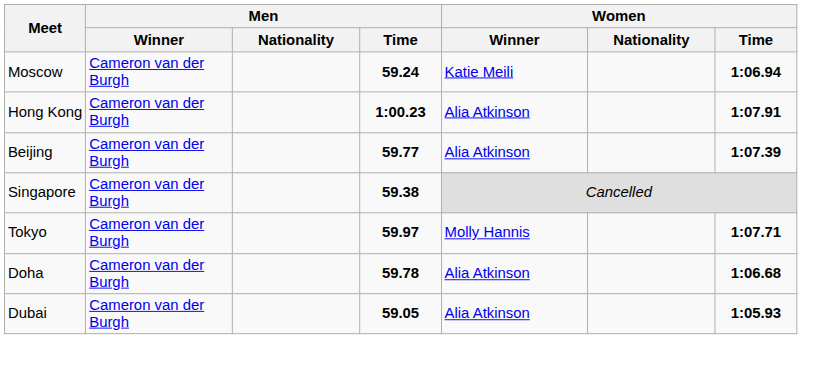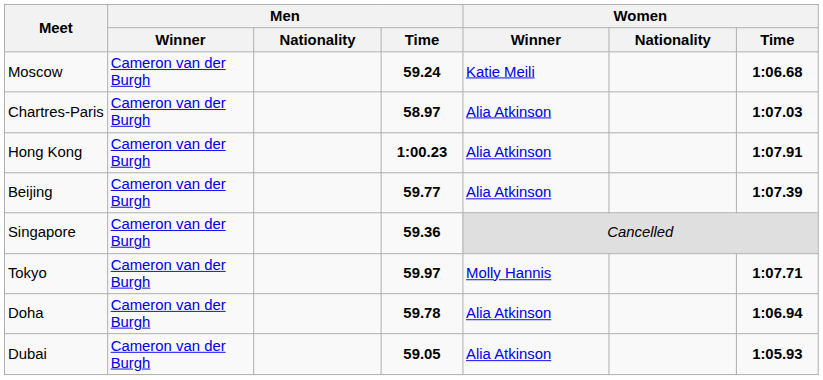(756, 71) 1:06.94 -> (777, 71) 1:06.68
+ row: (56, 112)
(401, 192) 59.38 -> (422, 233) 59.36
(756, 273) 1:06.68 -> (777, 313) 1:06.94
